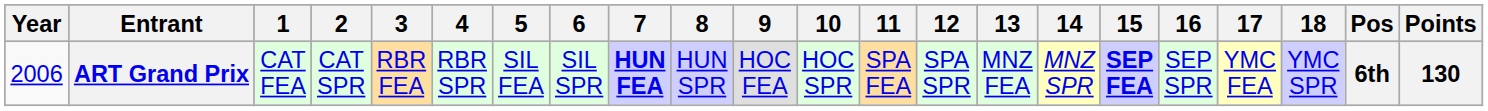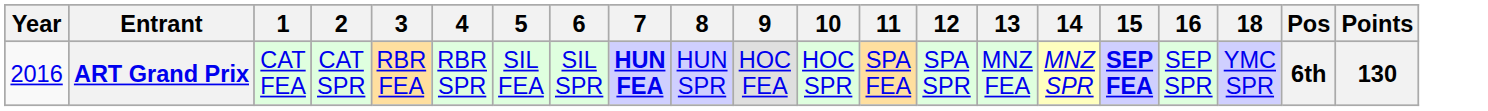- column: (1250, 23)
(37, 73) 2006 -> (37, 73) 2016
